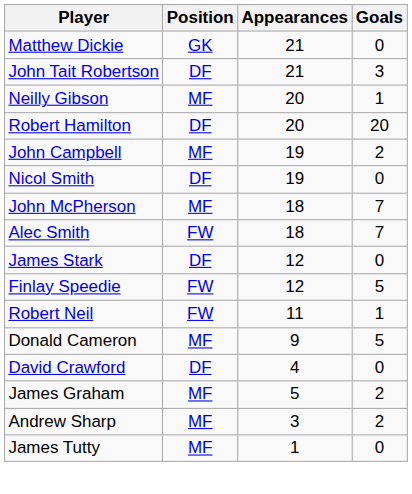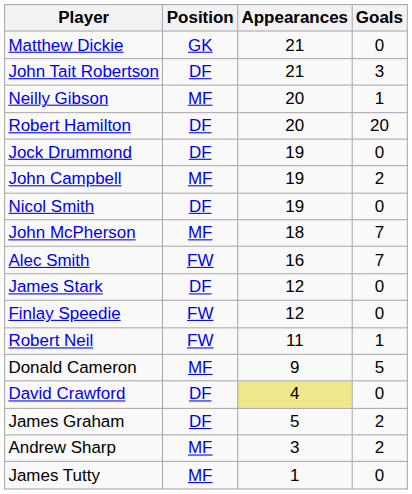+ row: (70, 152)
(295, 233) 18 -> (295, 260) 16
(379, 286) 5 -> (379, 313) 0
(295, 367) no background -> (295, 394) khaki background
(200, 394) MF -> (200, 421) DF
